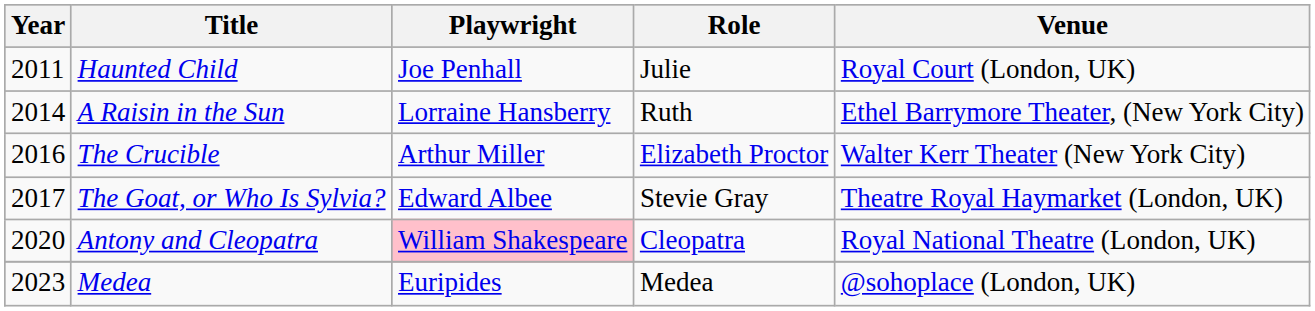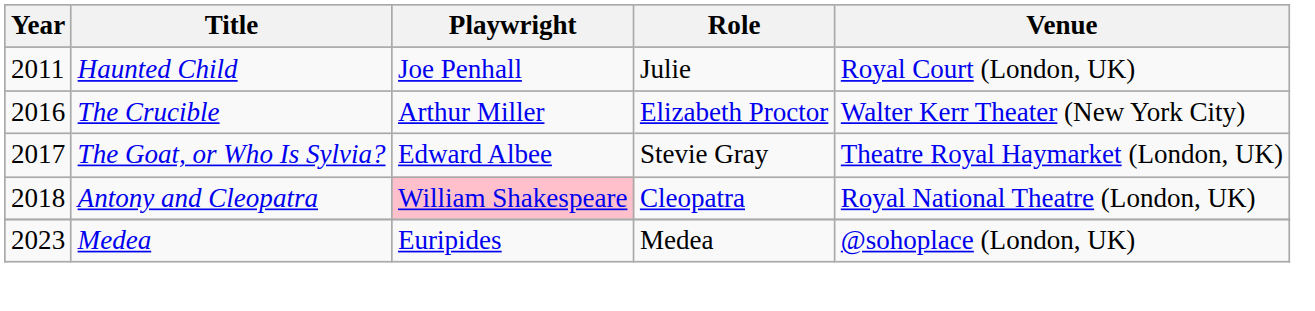- row: (181, 111)
(38, 240) 2020 -> (38, 197) 2018
